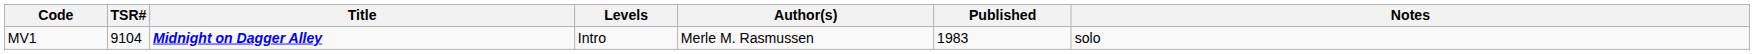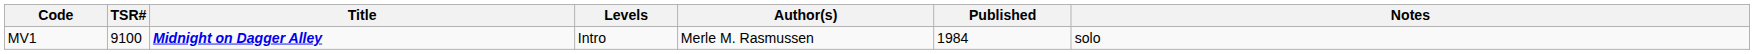(126, 37) 9104 -> (126, 37) 9100
(953, 37) 1983 -> (953, 37) 1984
